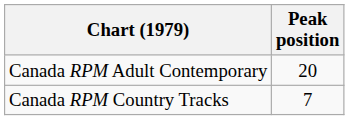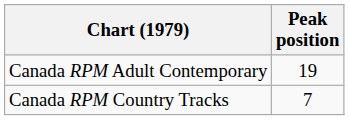(308, 70) 20 -> (308, 70) 19
